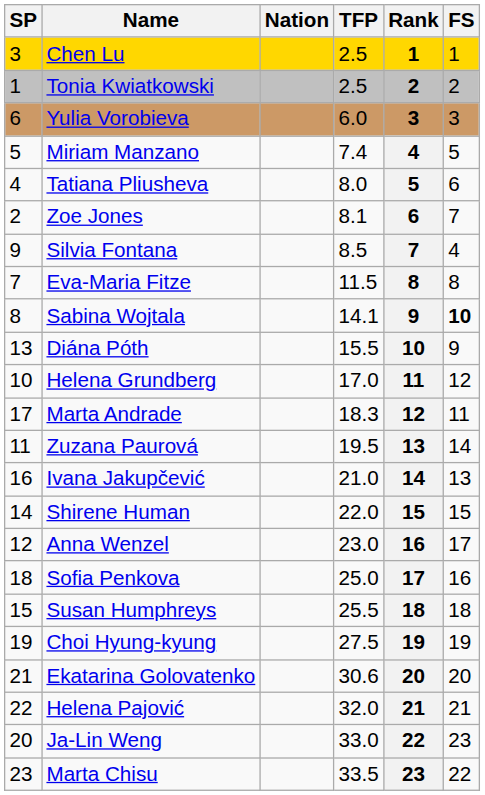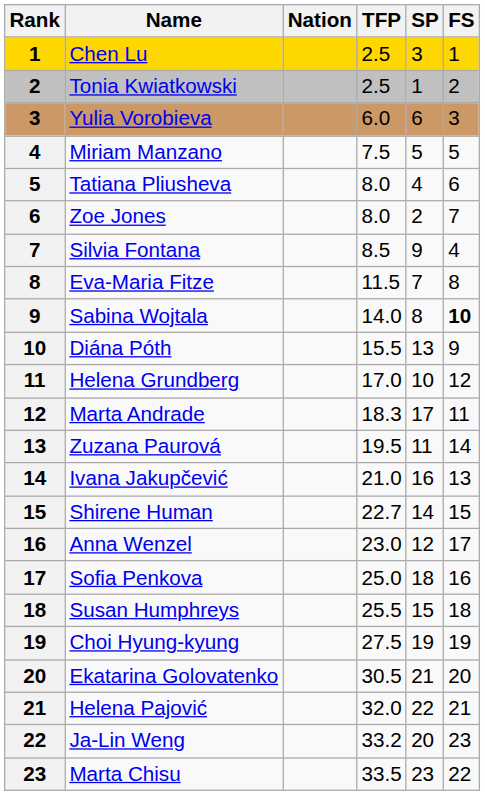columns swapped: (413, 20) <-> (23, 20)
(353, 151) 7.4 -> (376, 151) 7.5
(353, 217) 8.1 -> (376, 217) 8.0
(359, 315) 14.1 -> (382, 315) 14.0
(359, 511) 22.0 -> (382, 511) 22.7
(359, 675) 30.6 -> (382, 675) 30.5
(359, 741) 33.0 -> (382, 741) 33.2
